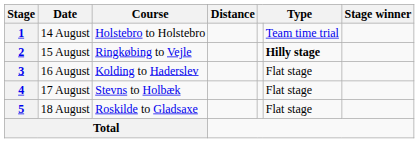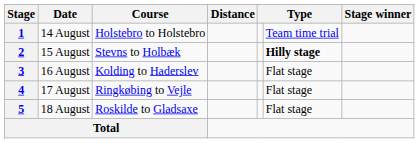(143, 52) Ringkøbing to Vejle -> (138, 52) Stevns to Holbæk
(138, 90) Stevns to Holbæk -> (143, 90) Ringkøbing to Vejle
